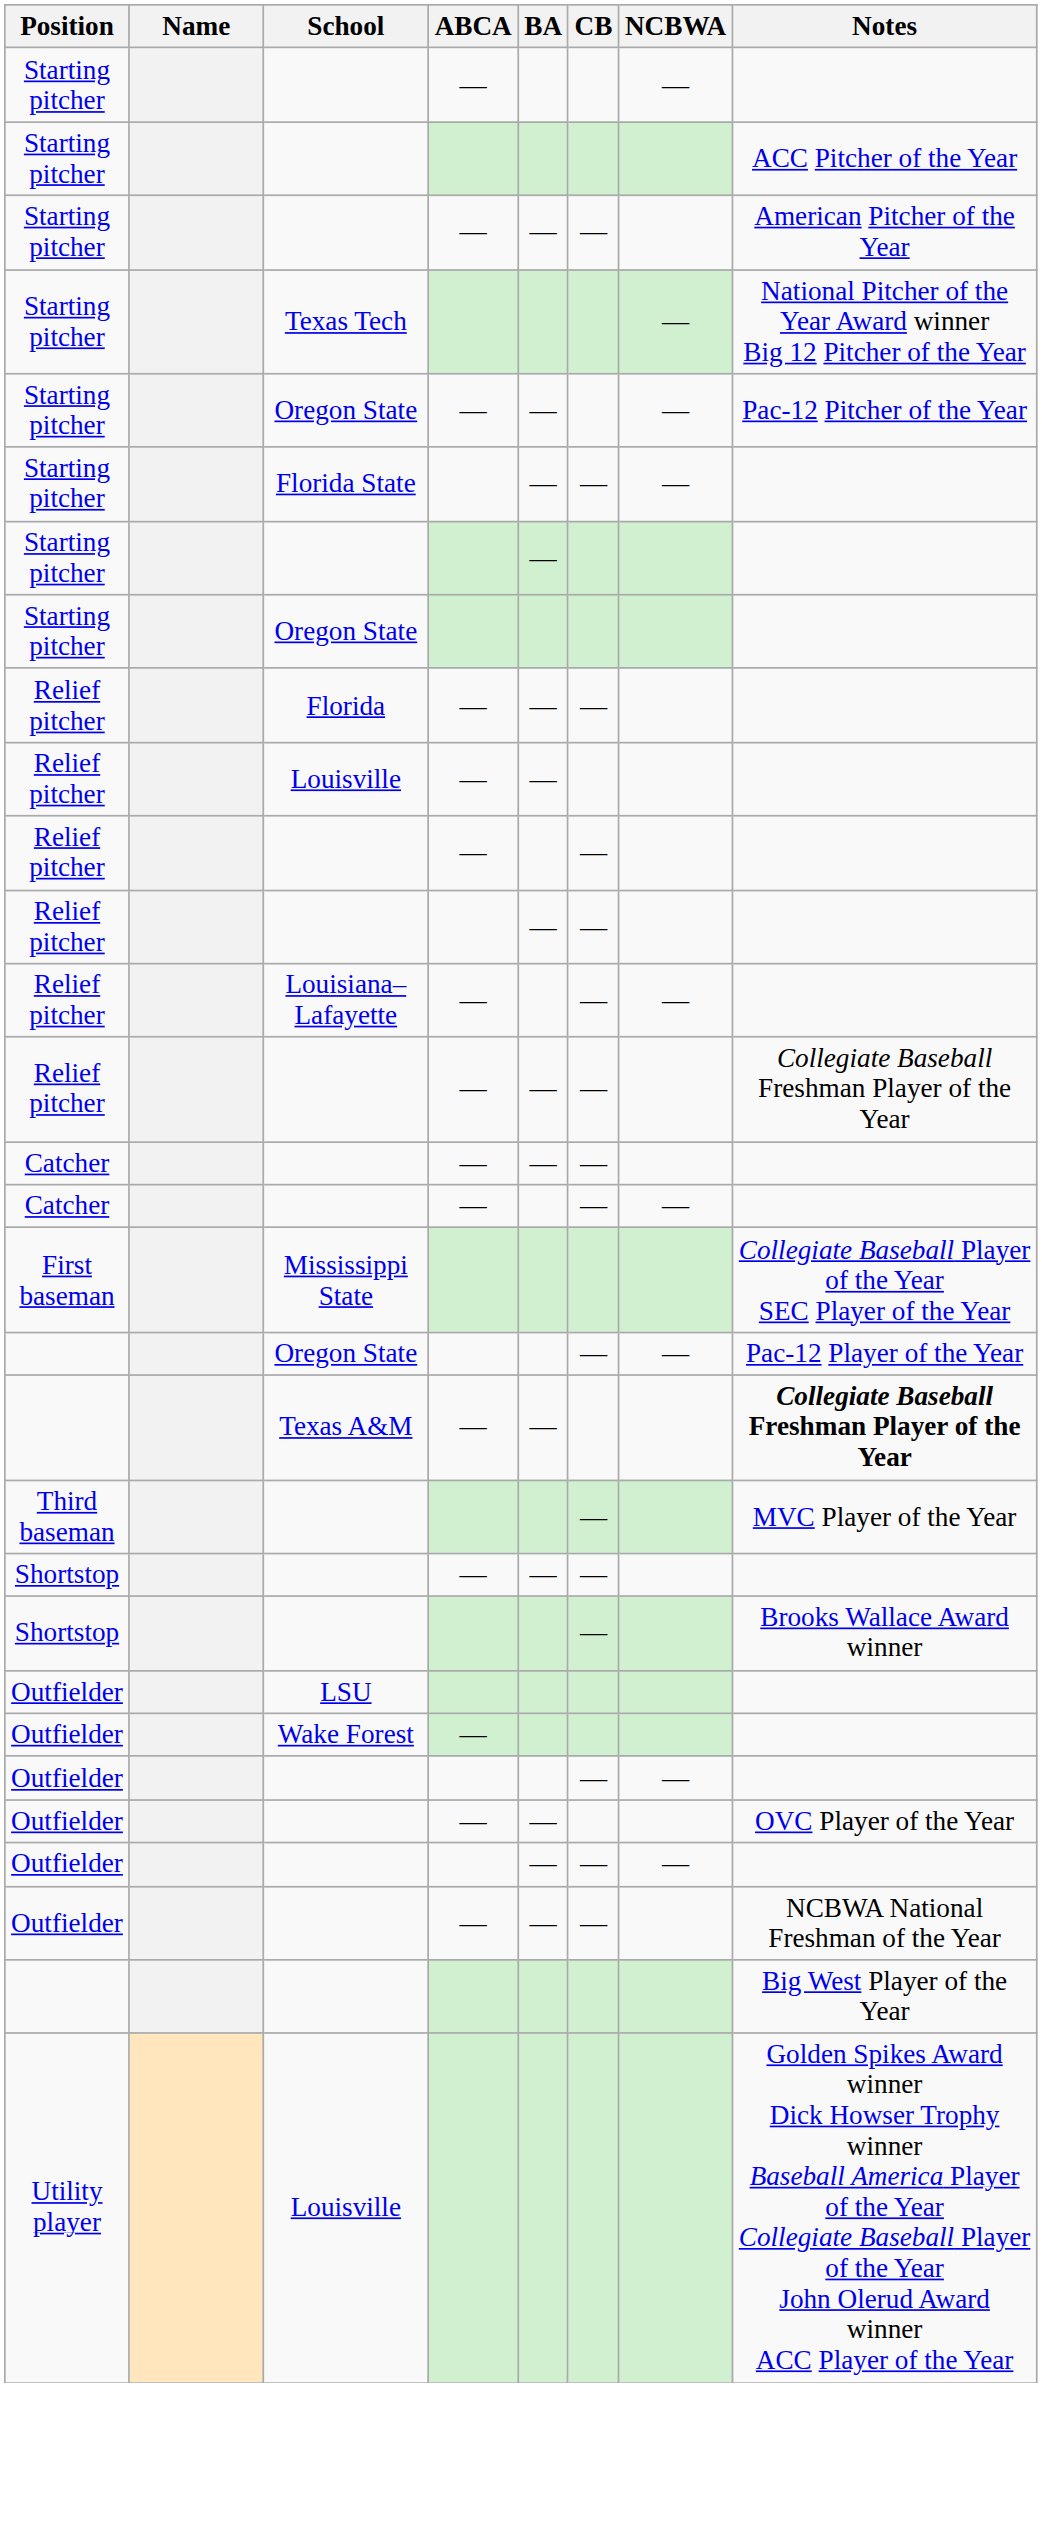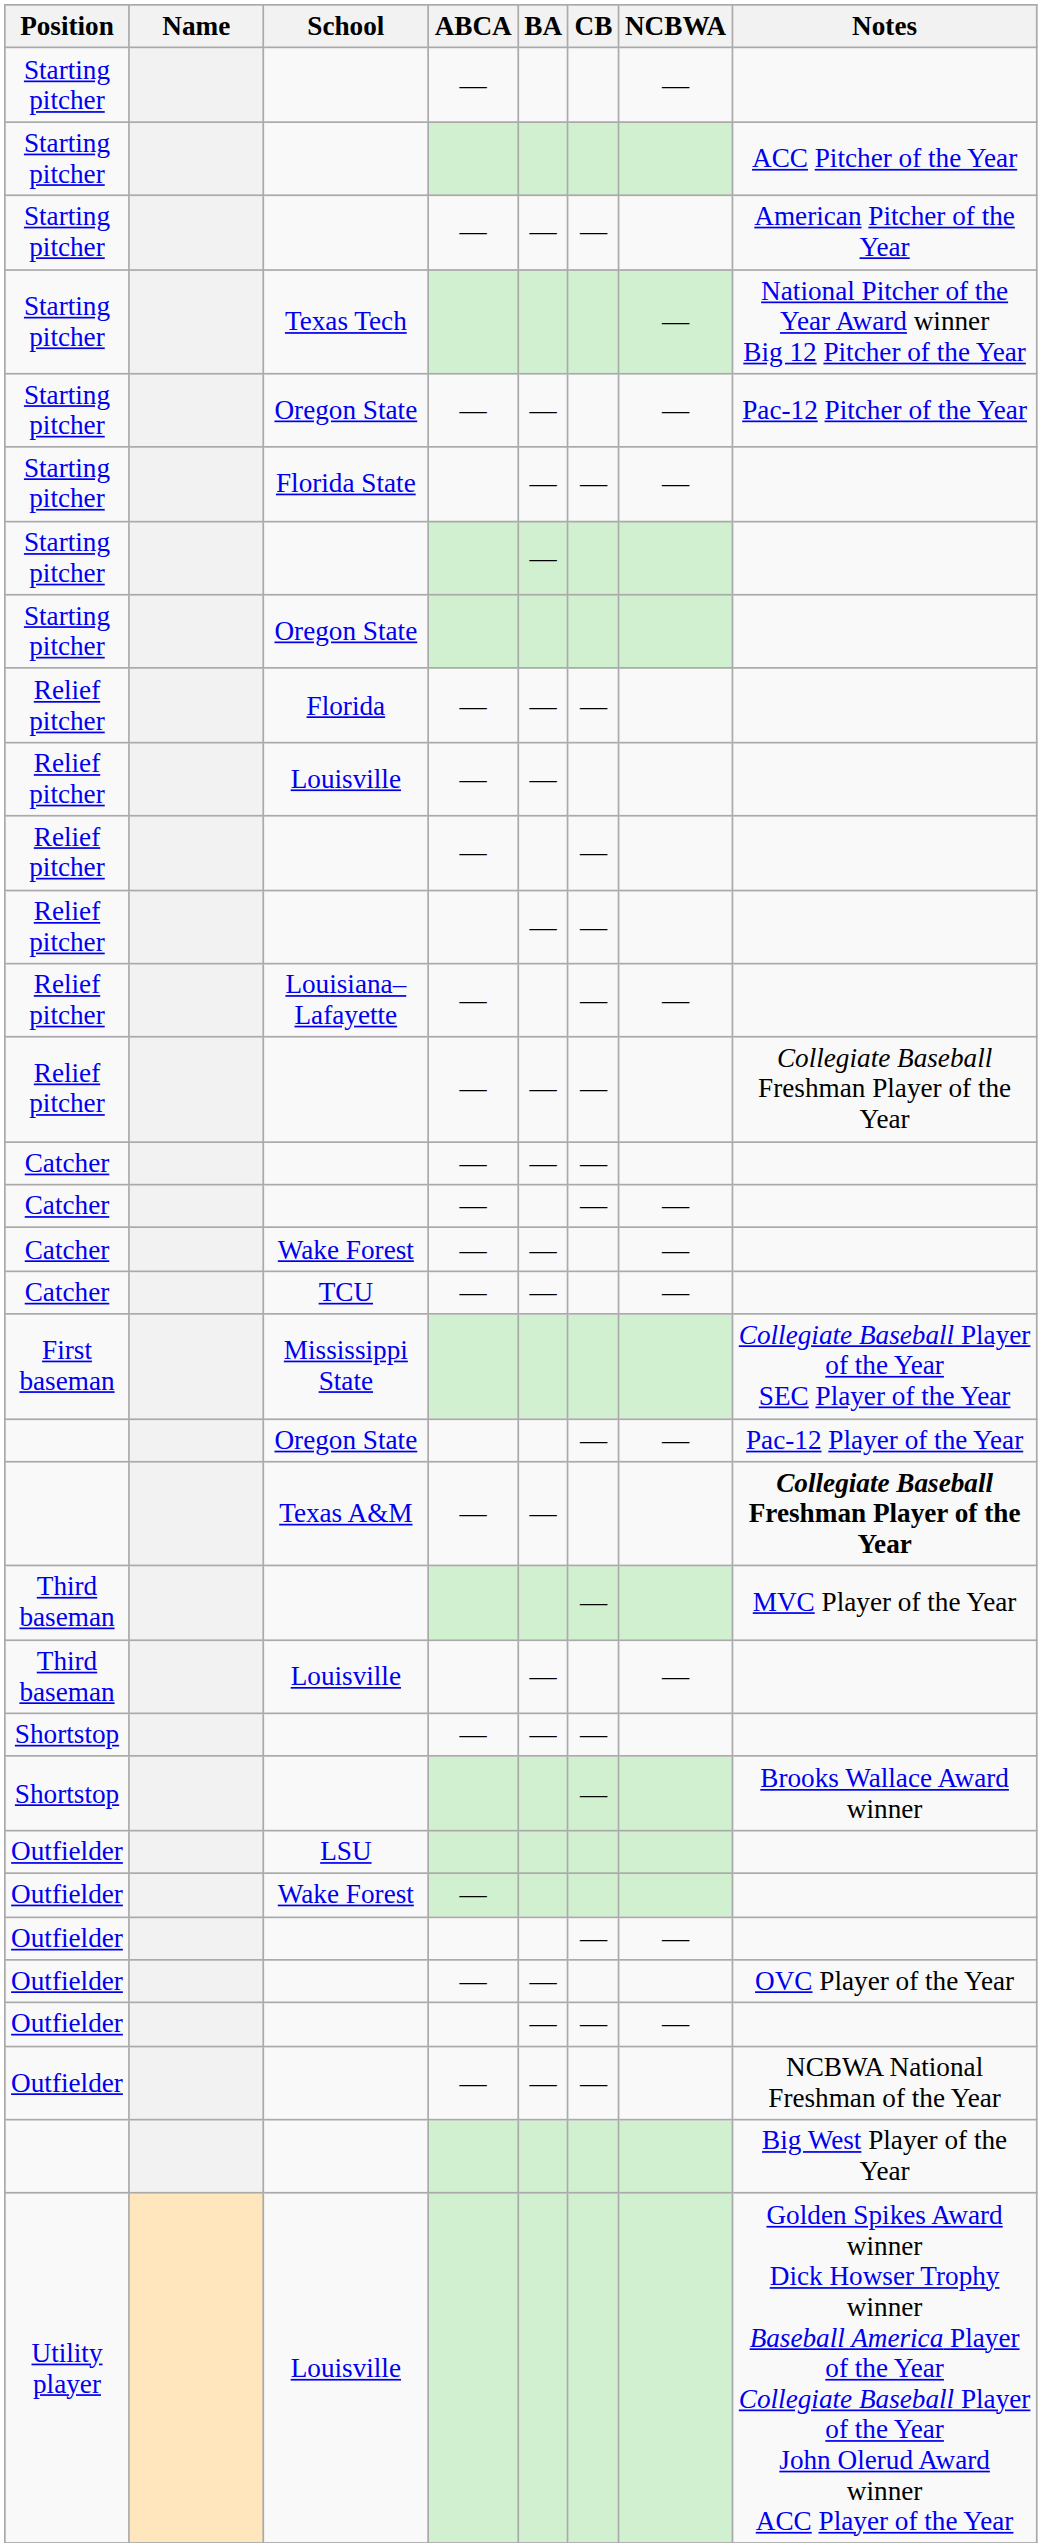+ row: (67, 1249)
+ row: (67, 1292)
+ row: (67, 1676)
